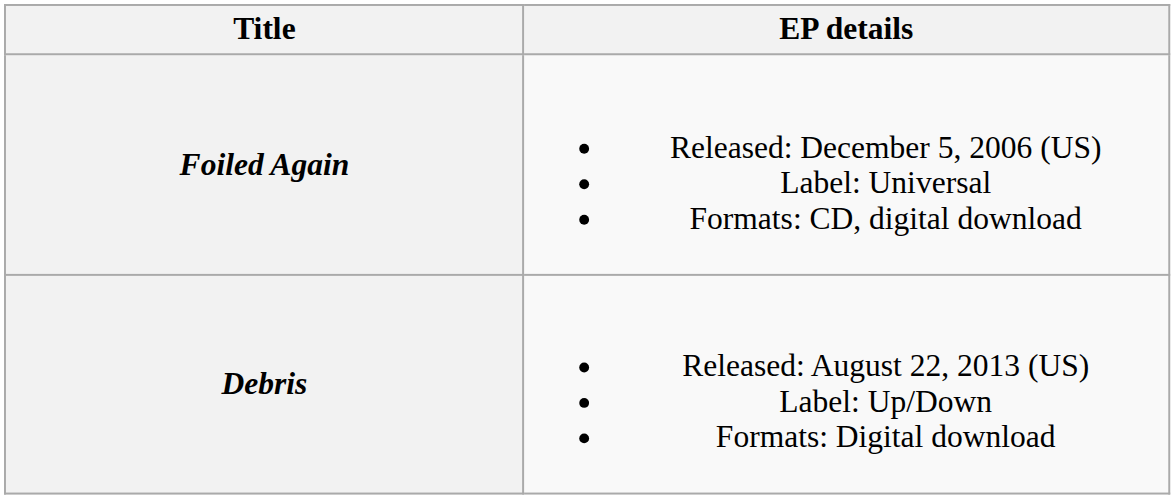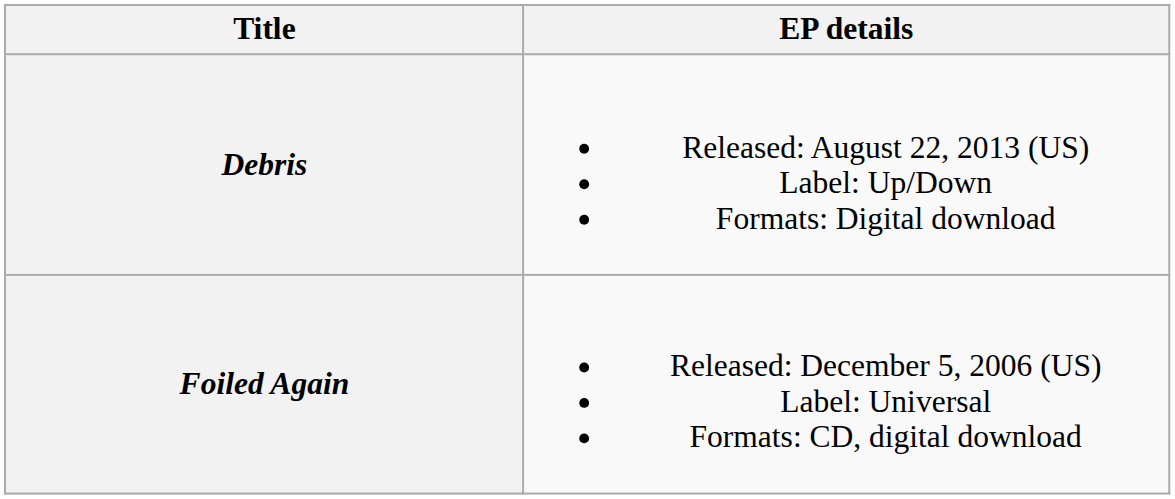rows swapped: (264, 164) <-> (264, 383)
